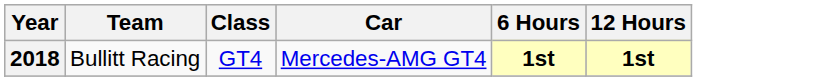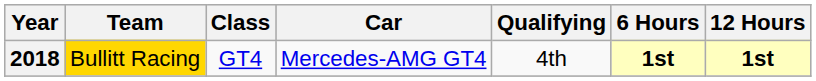+ column: (551, 23)
(135, 58) no background -> (135, 58) gold background
